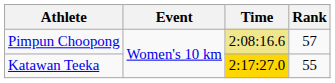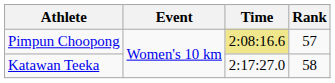(257, 66) gold background -> (257, 66) no background
(310, 66) 55 -> (310, 66) 58
